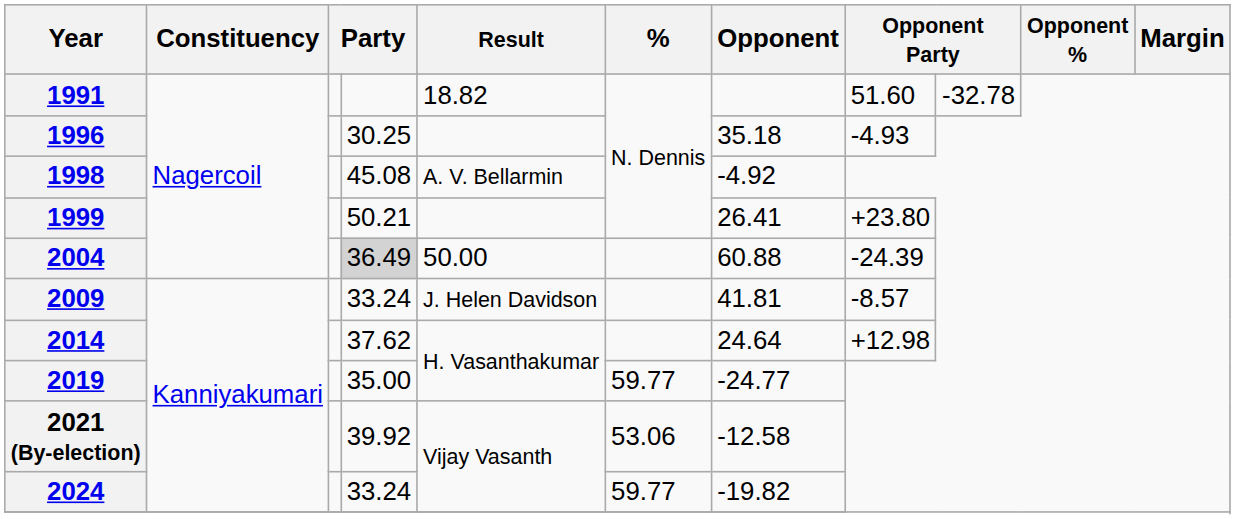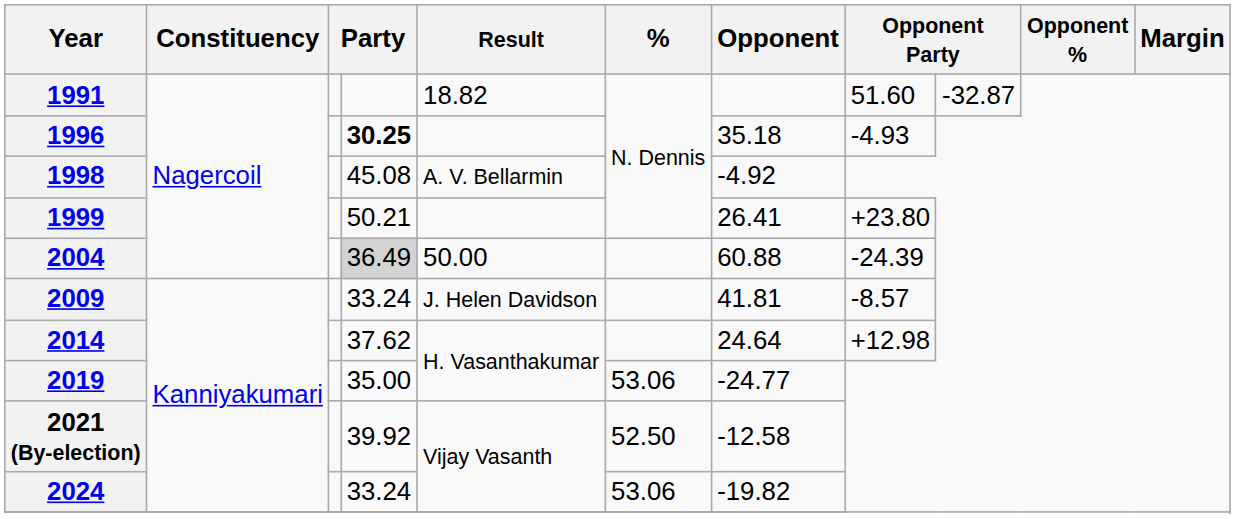(979, 94) -32.78 -> (979, 94) -32.87
(379, 135) normal -> (379, 135) bold
(643, 380) 59.77 -> (643, 380) 53.06
(643, 436) 53.06 -> (643, 436) 52.50
(643, 491) 59.77 -> (643, 491) 53.06
